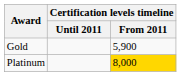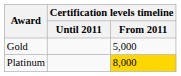(125, 46) 5,900 -> (125, 46) 5,000
